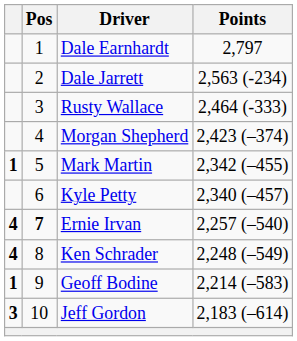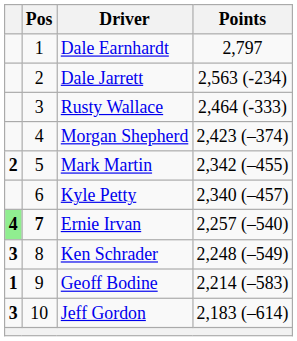(13, 165) 1 -> (13, 165) 2
(13, 224) no background -> (13, 224) lightgreen background
(13, 253) 4 -> (13, 253) 3
